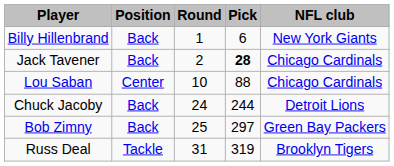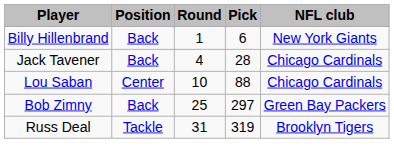(199, 60) 2 -> (199, 60) 4
(243, 60) bold -> (243, 60) normal
- row: (58, 104)
